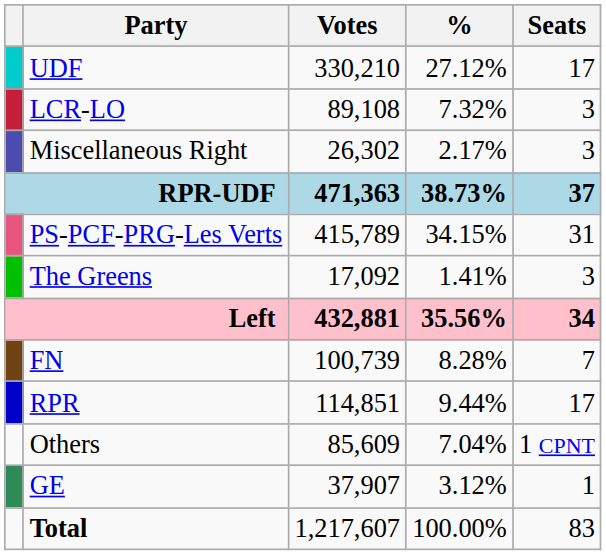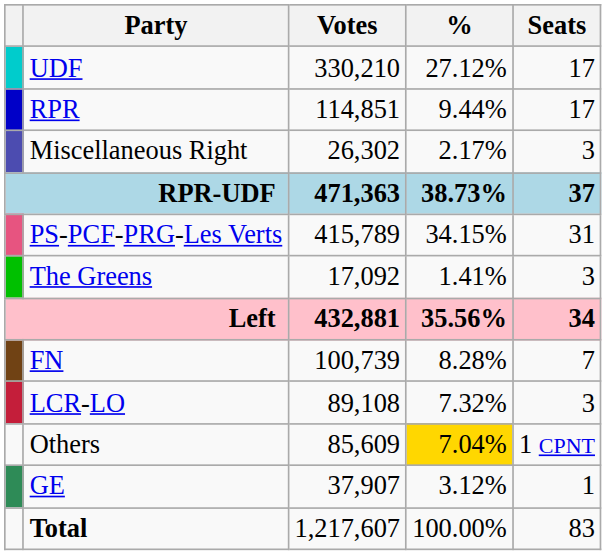rows swapped: (55, 402) <-> (77, 109)
(473, 444) no background -> (473, 444) gold background
